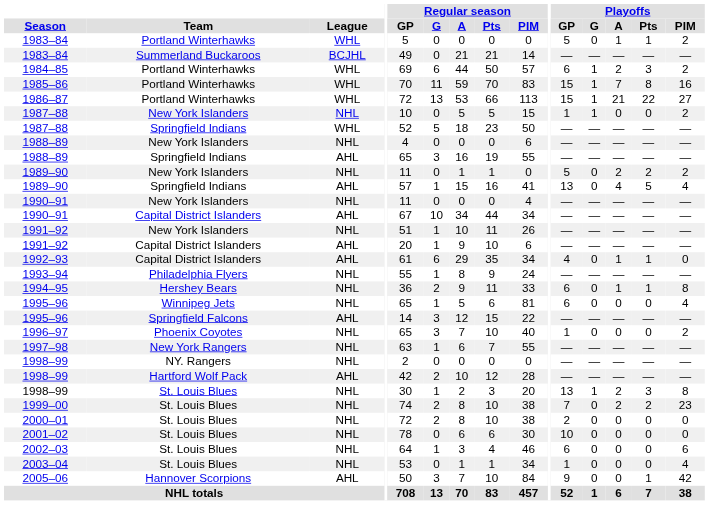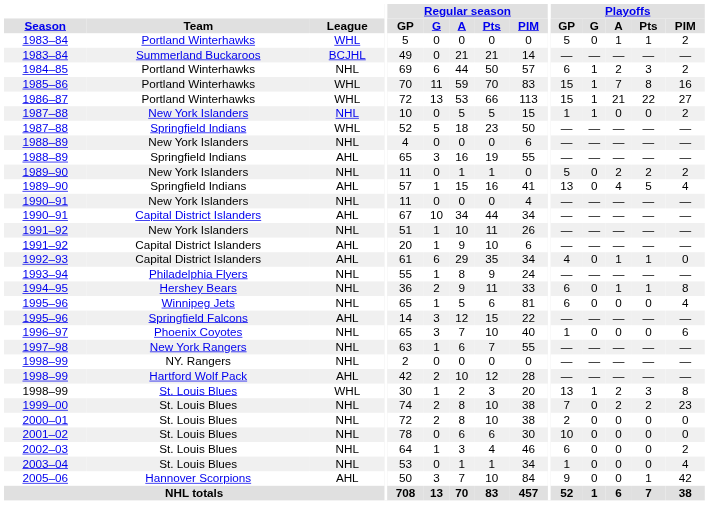(347, 69) WHL -> (347, 69) NHL
(685, 332) 2 -> (685, 332) 6
(347, 391) NHL -> (347, 391) WHL
(685, 449) 6 -> (685, 449) 2
